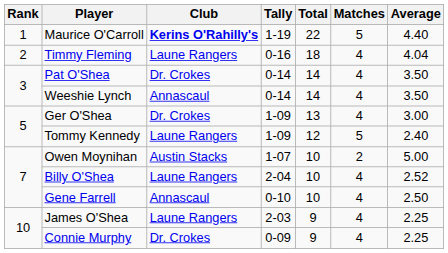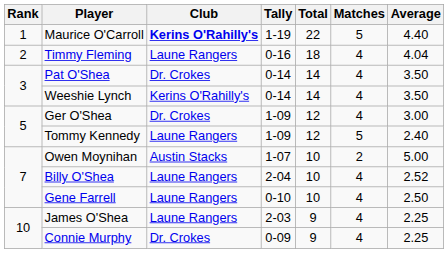(180, 95) Annascaul -> (199, 95) Kerins O'Rahilly's
(313, 116) 13 -> (313, 116) 12
(180, 197) Annascaul -> (193, 197) Laune Rangers
